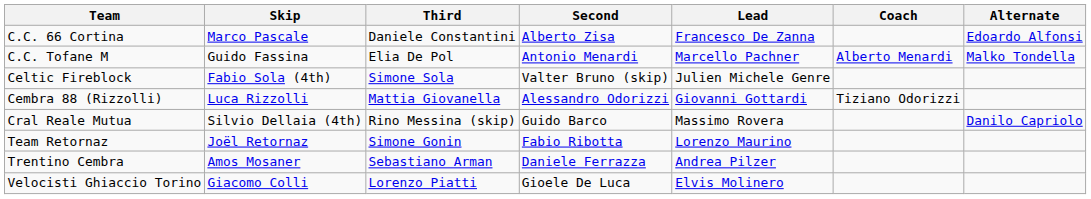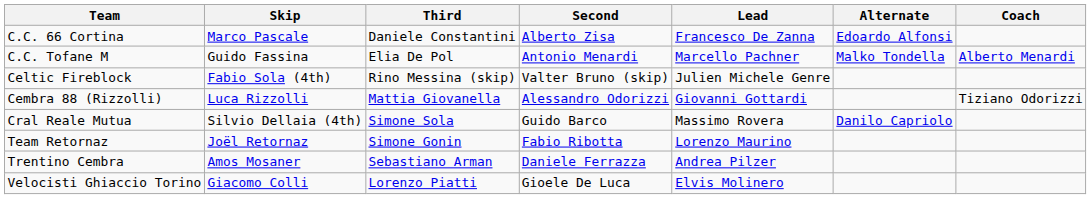columns swapped: (1025, 15) <-> (898, 15)
(411, 78) Simone Sola -> (442, 78) Rino Messina (skip)
(442, 120) Rino Messina (skip) -> (411, 120) Simone Sola
